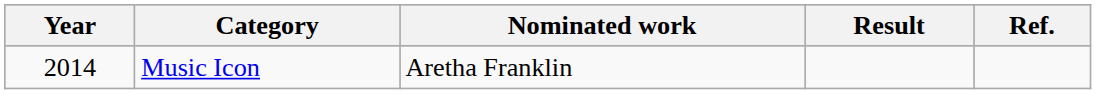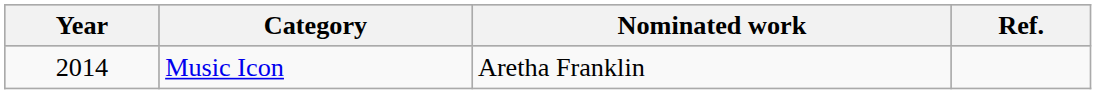- column: (889, 25)
